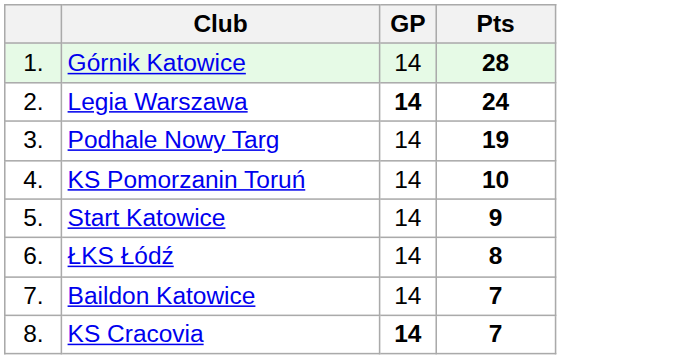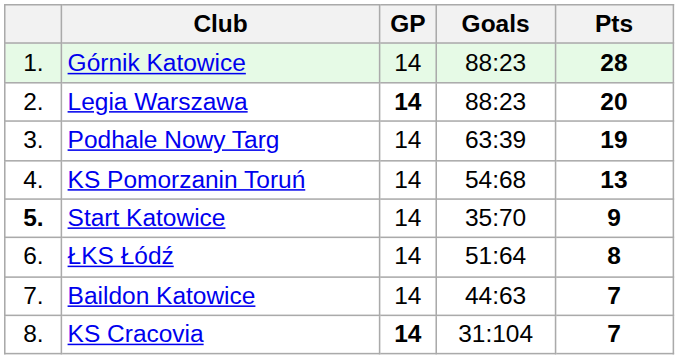+ column: (496, 23)
(496, 101) 24 -> (614, 101) 20
(496, 179) 10 -> (614, 179) 13
(33, 218) normal -> (33, 218) bold
